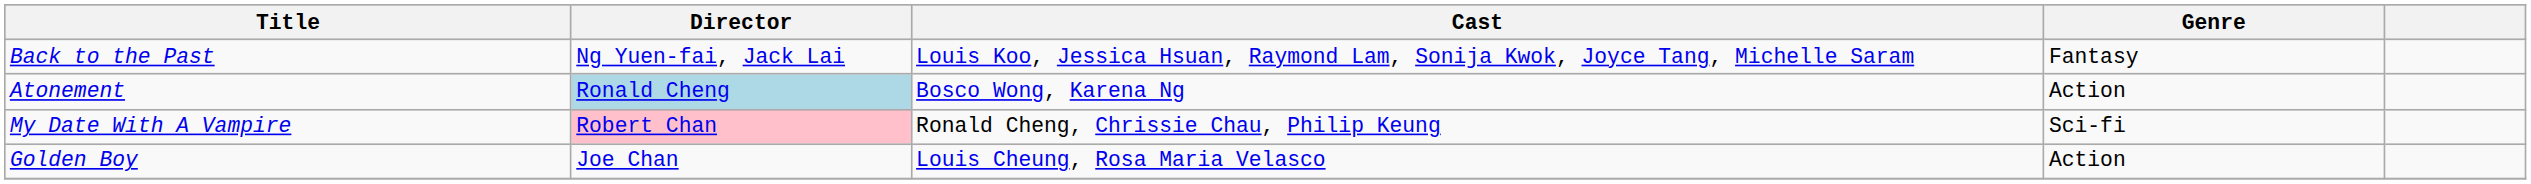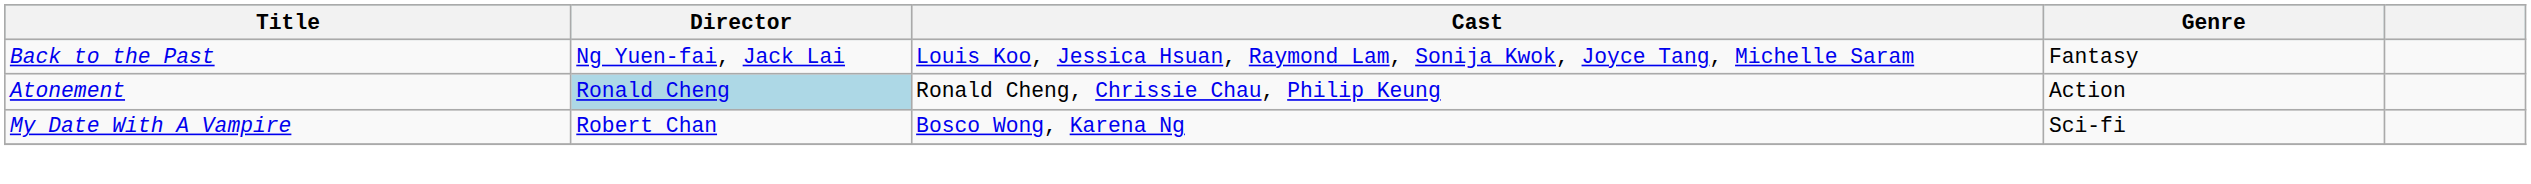(1050, 92) Bosco Wong, Karena Ng -> (1178, 92) Ronald Cheng, Chrissie Chau, Philip Keung
(647, 126) pink background -> (647, 126) no background
(1178, 126) Ronald Cheng, Chrissie Chau, Philip Keung -> (1050, 126) Bosco Wong, Karena Ng
- row: (74, 161)
